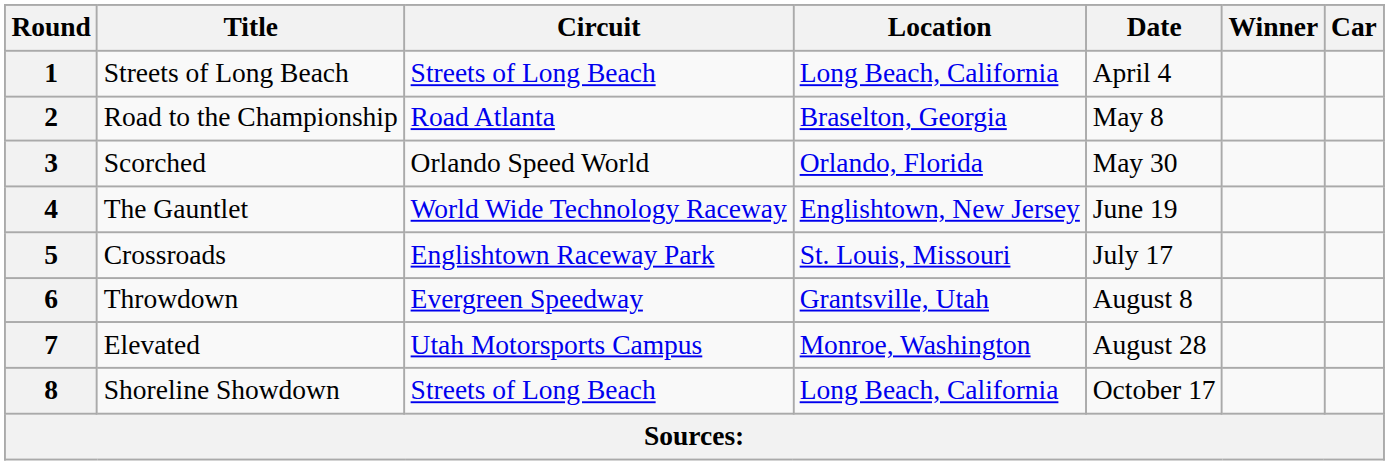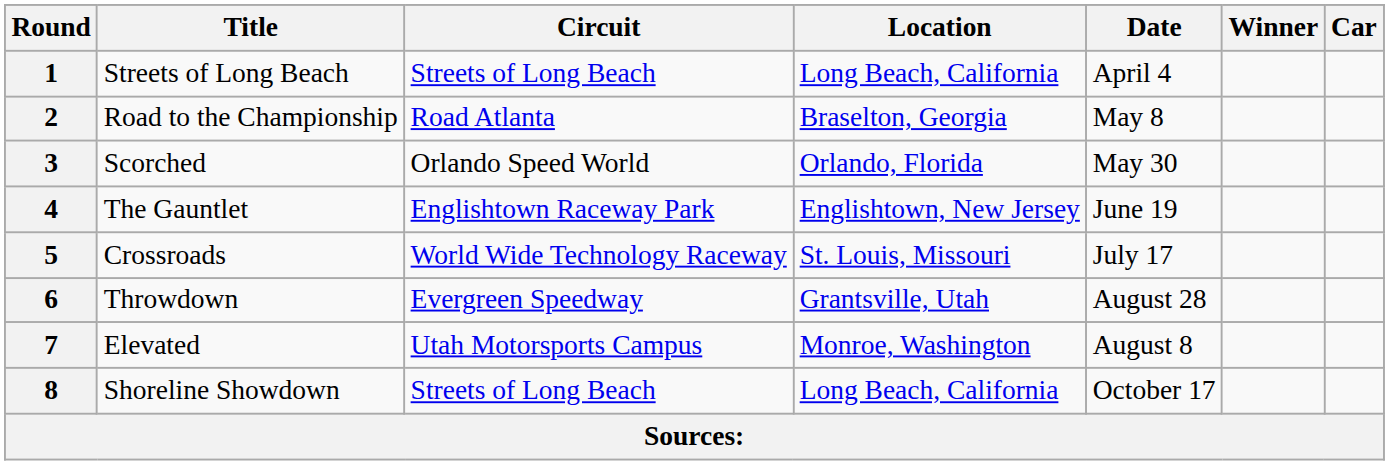(599, 209) World Wide Technology Raceway -> (563, 209) Englishtown Raceway Park
(563, 254) Englishtown Raceway Park -> (599, 254) World Wide Technology Raceway
(1143, 299) August 8 -> (1150, 299) August 28
(1150, 345) August 28 -> (1143, 345) August 8
